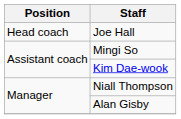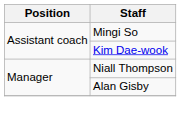- row: (114, 31)
